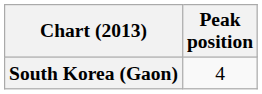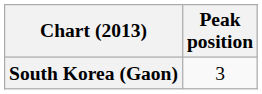(220, 72) 4 -> (220, 72) 3
